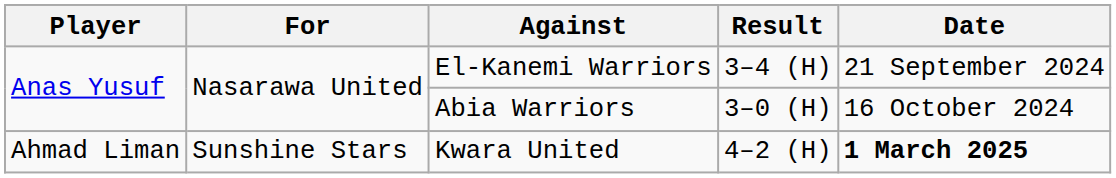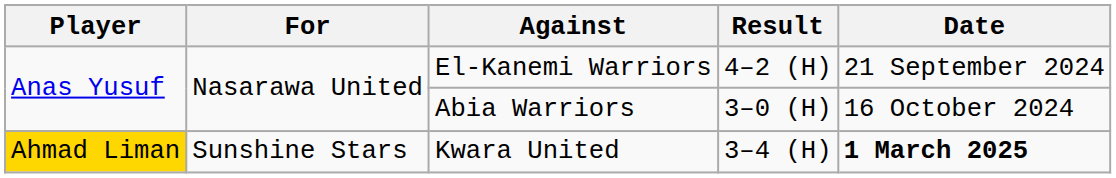(778, 68) 3–4 (H) -> (778, 68) 4–2 (H)
(96, 151) no background -> (96, 151) gold background
(778, 151) 4–2 (H) -> (778, 151) 3–4 (H)
